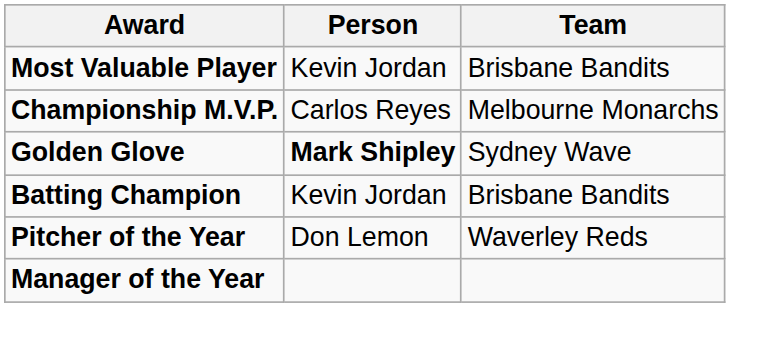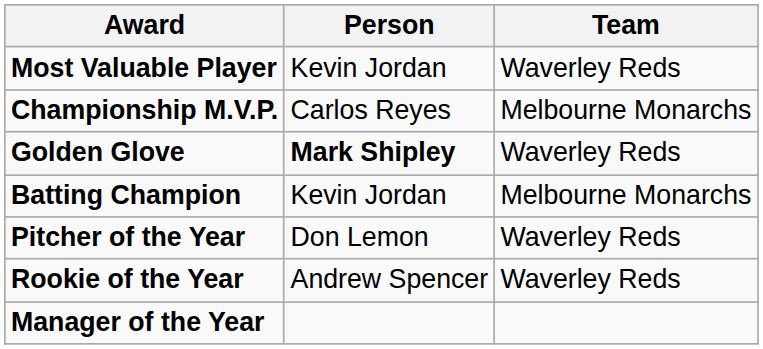(569, 68) Brisbane Bandits -> (591, 68) Waverley Reds
(550, 152) Sydney Wave -> (591, 152) Waverley Reds
(569, 195) Brisbane Bandits -> (626, 195) Melbourne Monarchs
+ row: (127, 279)
